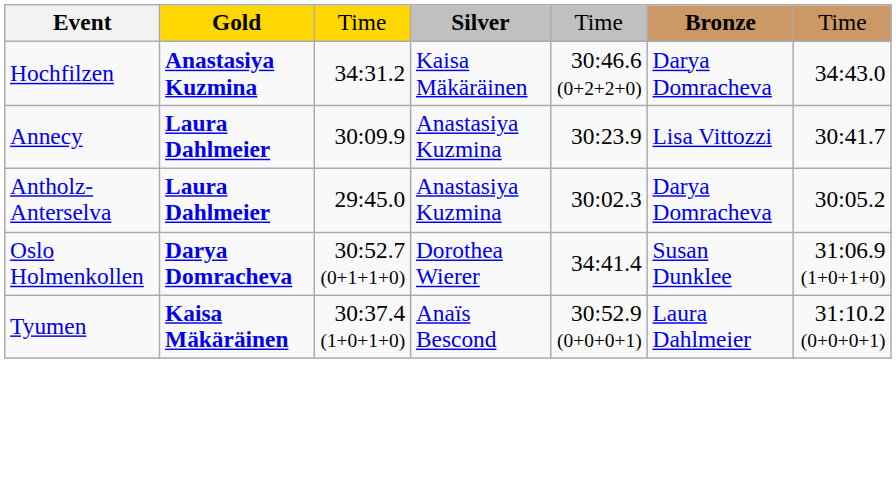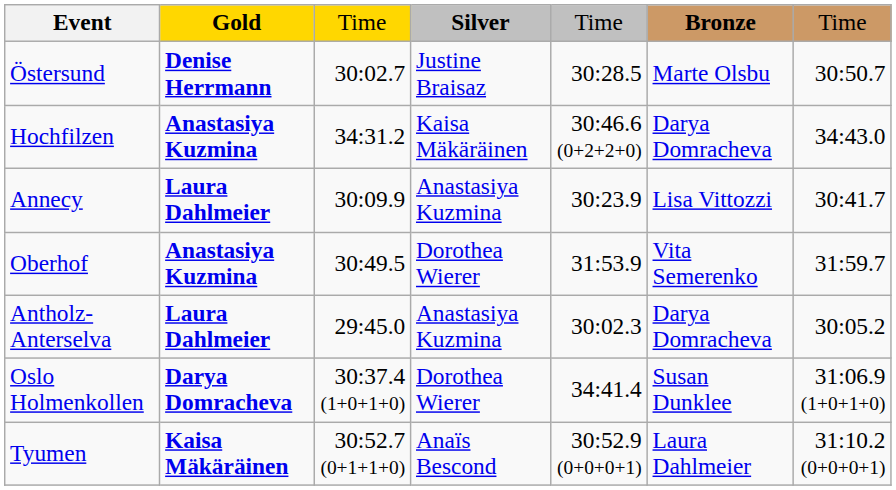+ row: (57, 73)
+ row: (49, 263)
(363, 263) 30:52.7 (0+1+1+0) -> (363, 389) 30:37.4 (1+0+1+0)
(363, 326) 30:37.4 (1+0+1+0) -> (363, 453) 30:52.7 (0+1+1+0)
